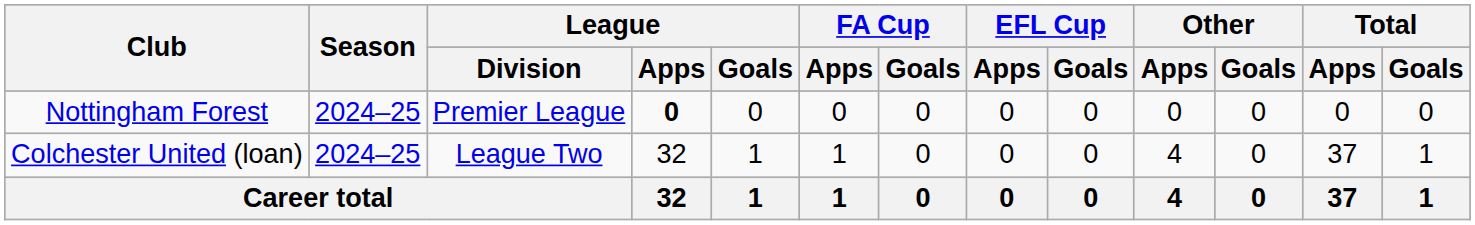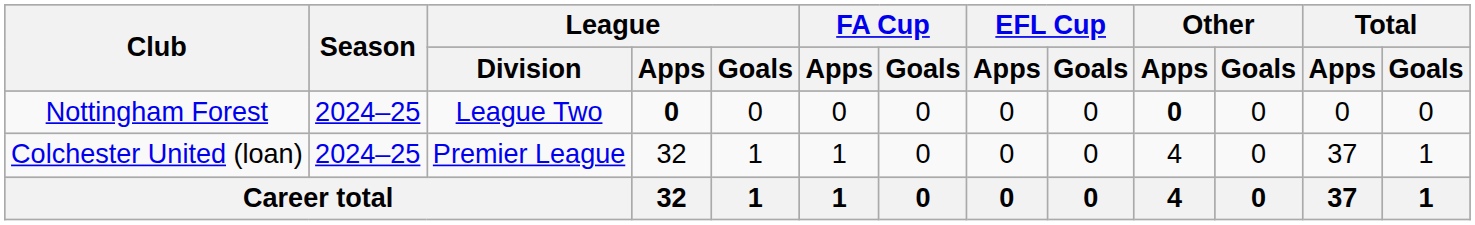(529, 111) Premier League -> (529, 111) League Two
(1175, 111) normal -> (1175, 111) bold
(529, 154) League Two -> (529, 154) Premier League
